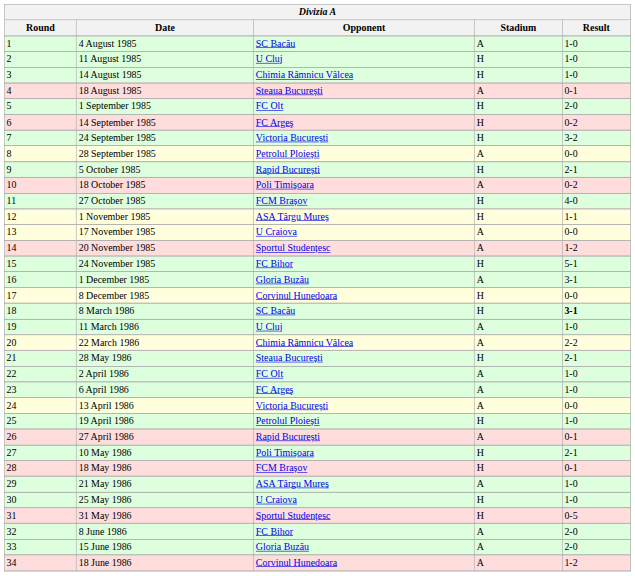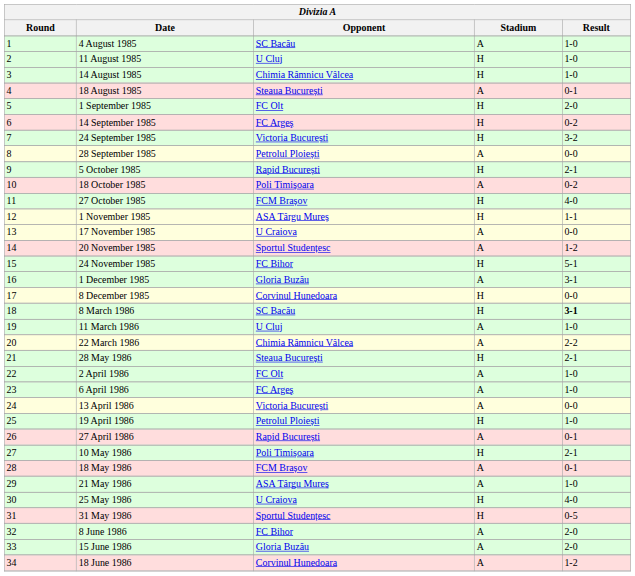(480, 468) H -> (480, 468) A
(571, 500) 1-0 -> (571, 500) 4-0
